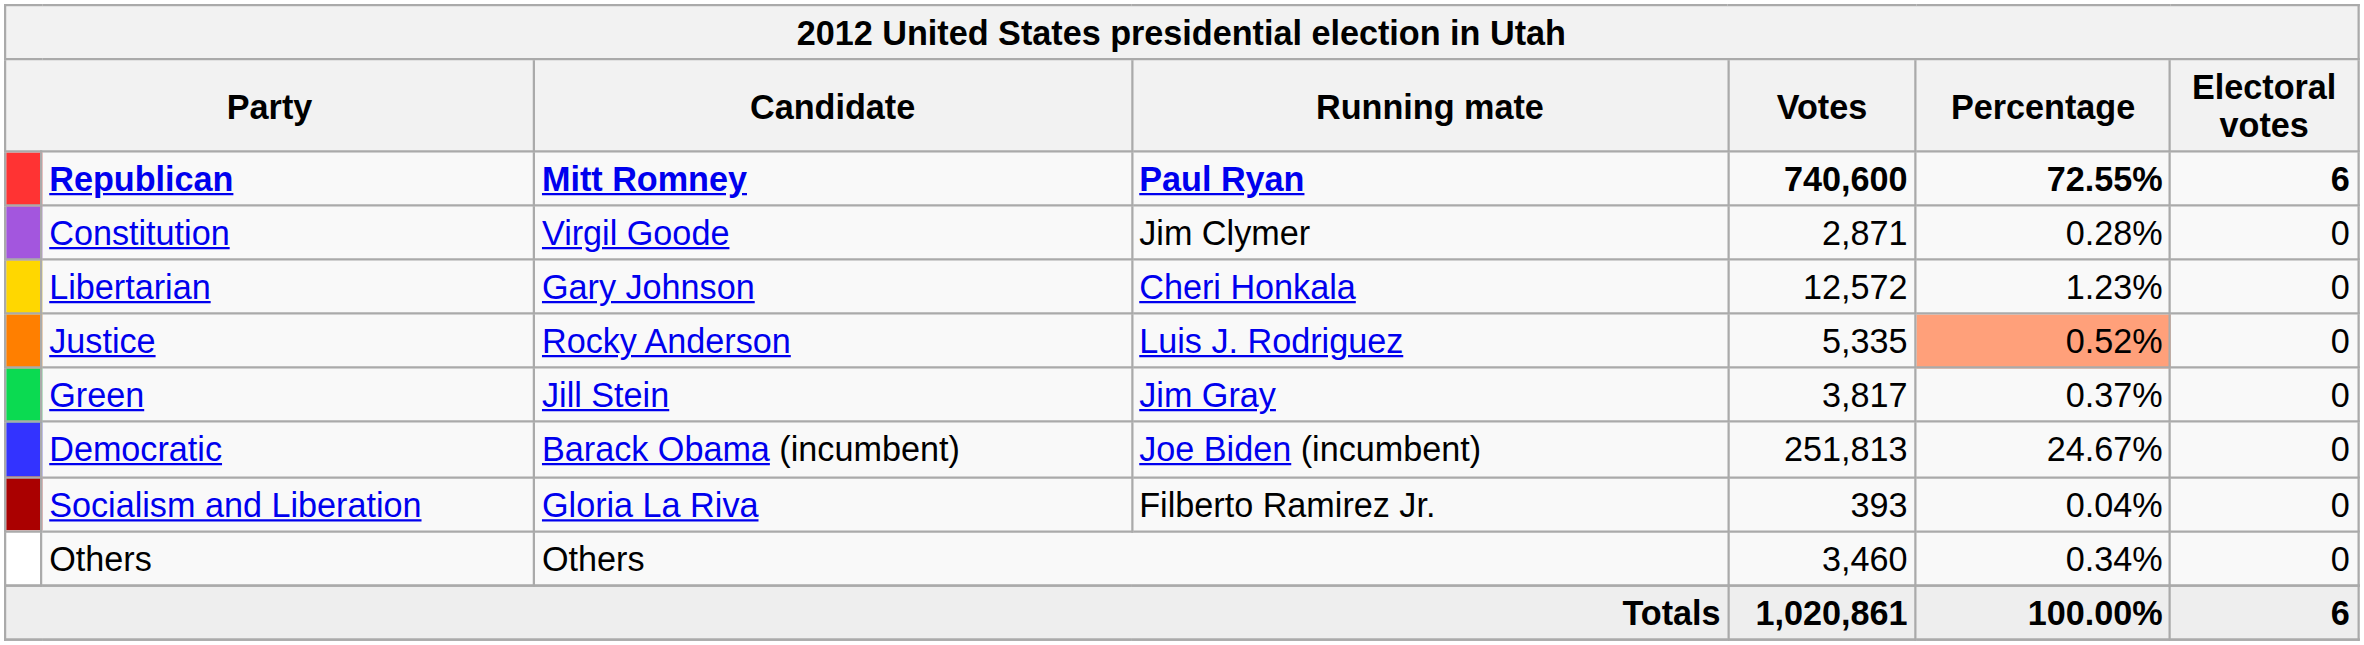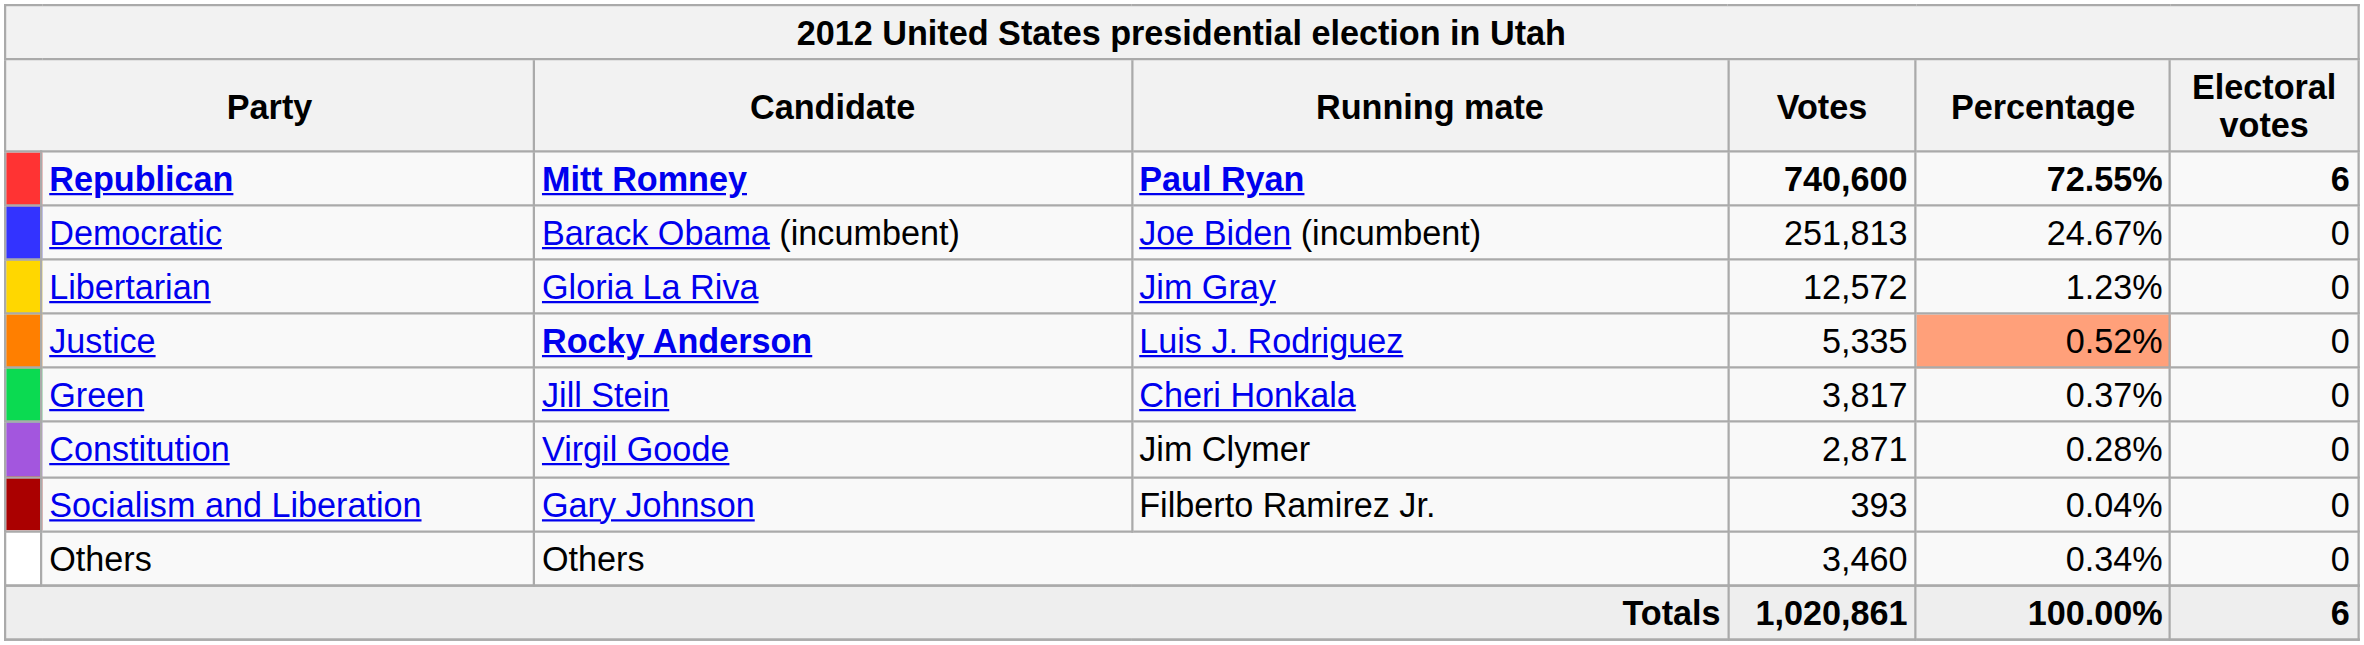rows swapped: (136, 450) <-> (139, 233)
(648, 287) Gary Johnson -> (650, 287) Gloria La Riva
(1248, 287) Cheri Honkala -> (1208, 287) Jim Gray
(666, 341) normal -> (677, 341) bold
(1208, 395) Jim Gray -> (1248, 395) Cheri Honkala
(650, 504) Gloria La Riva -> (648, 504) Gary Johnson
